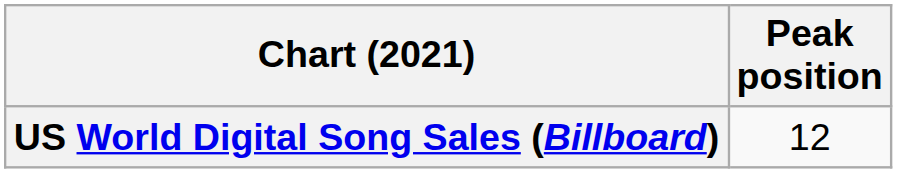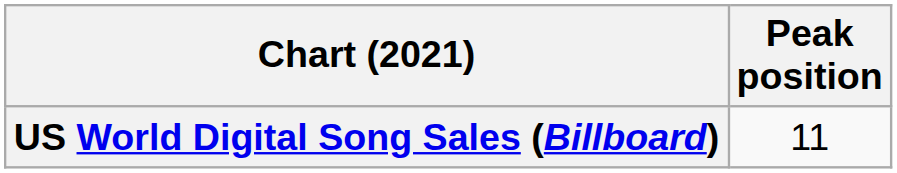(810, 136) 12 -> (810, 136) 11
